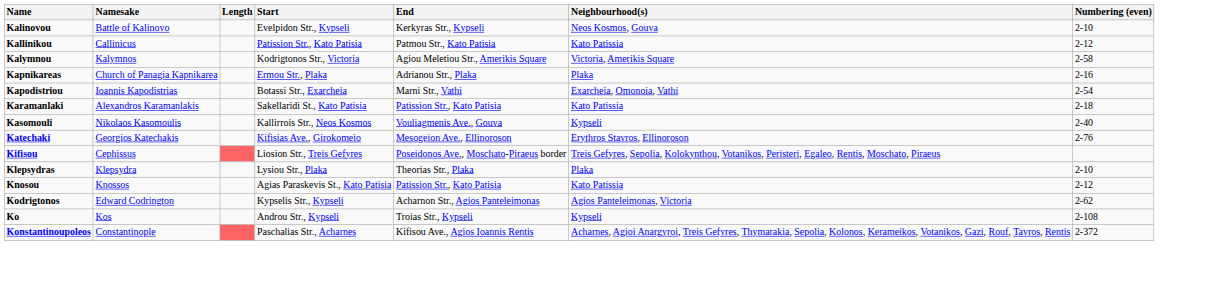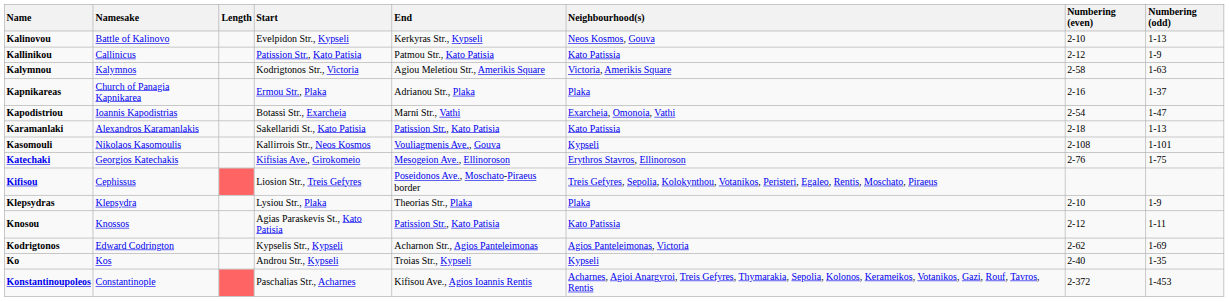+ column: (1172, 17)
(1084, 122) 2-40 -> (1079, 144) 2-108
(1086, 216) 2-108 -> (1076, 261) 2-40
